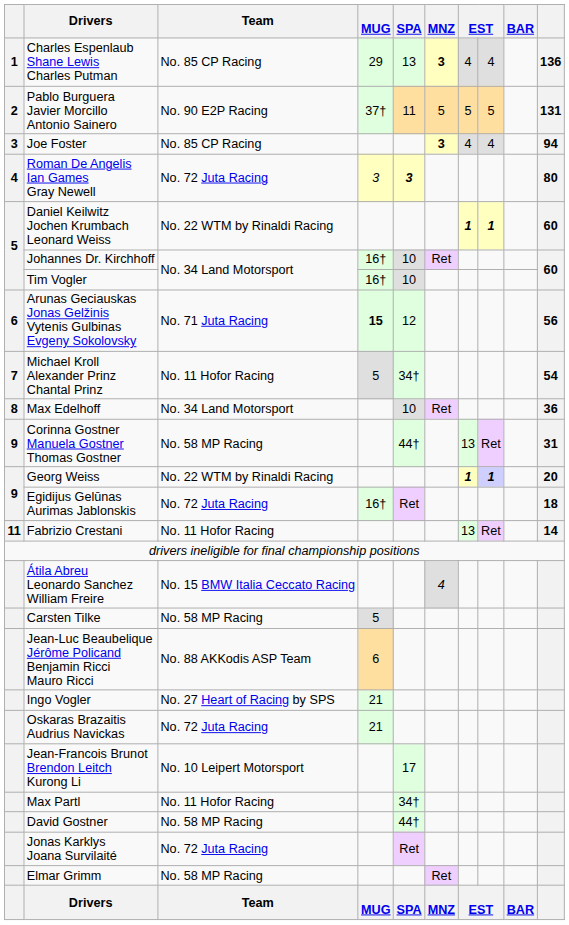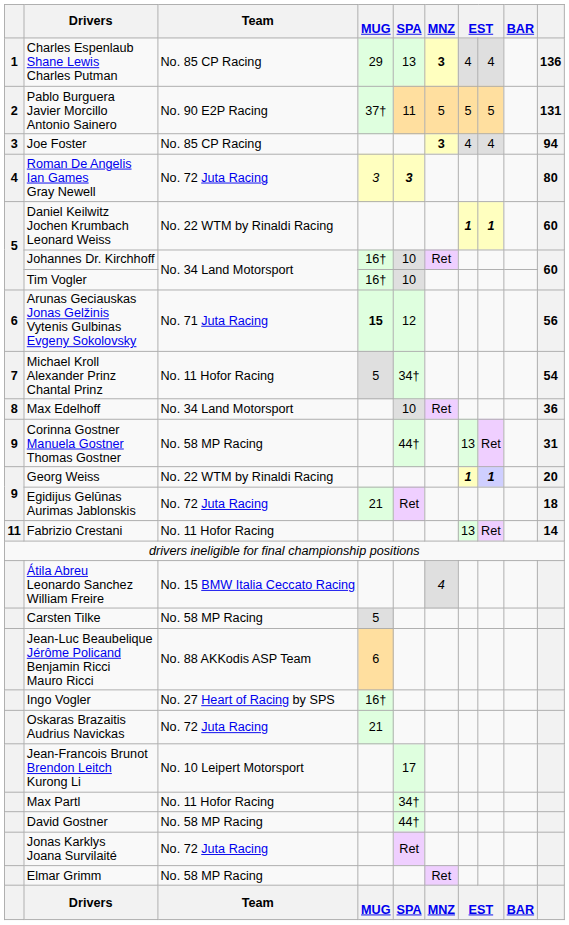(376, 503) 16† -> (376, 503) 21
(376, 700) 21 -> (376, 700) 16†
